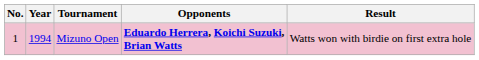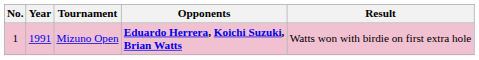(40, 39) 1994 -> (40, 39) 1991
